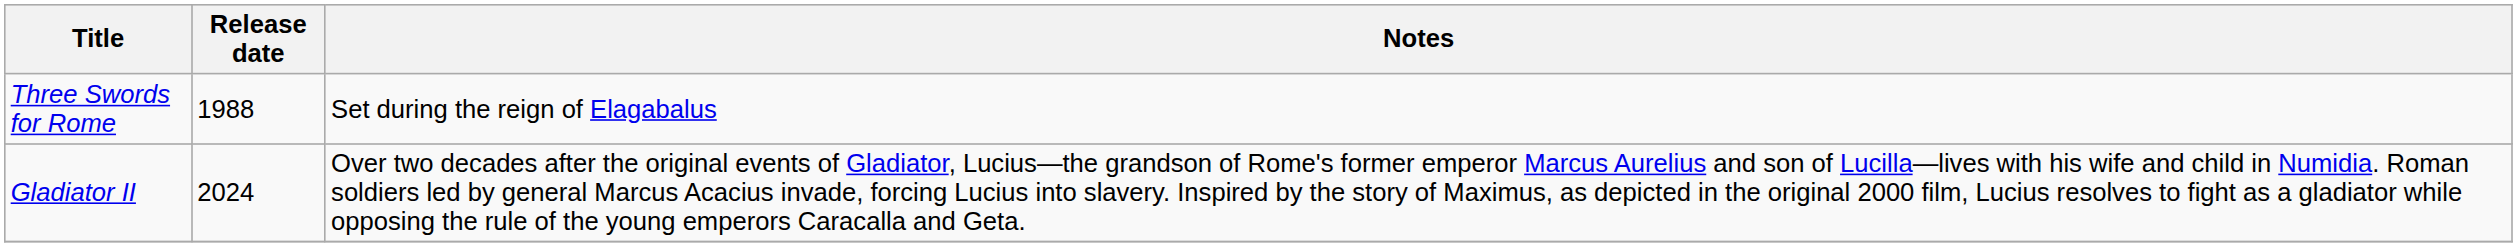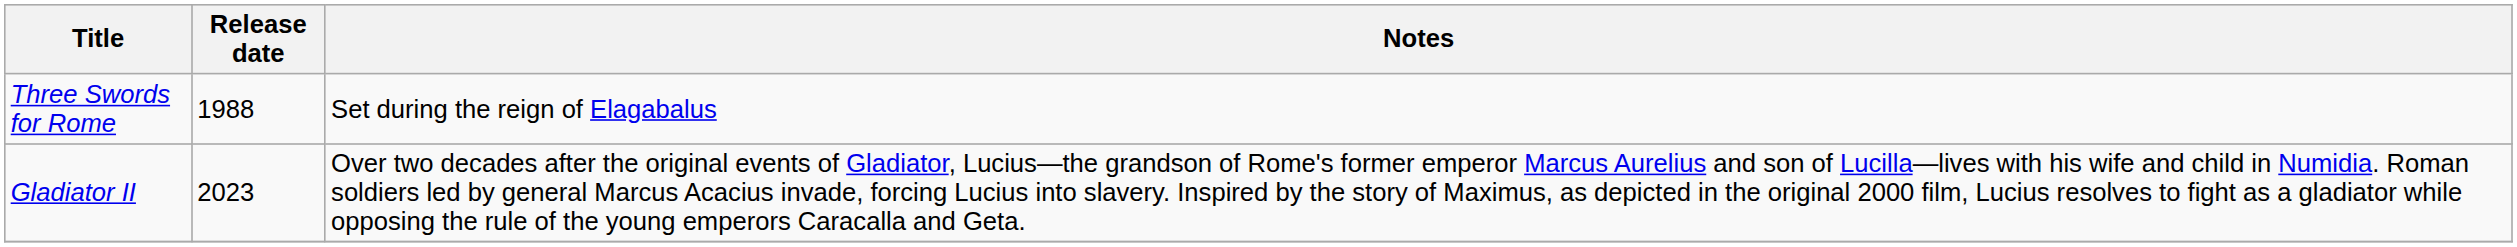(226, 192) 2024 -> (226, 192) 2023
